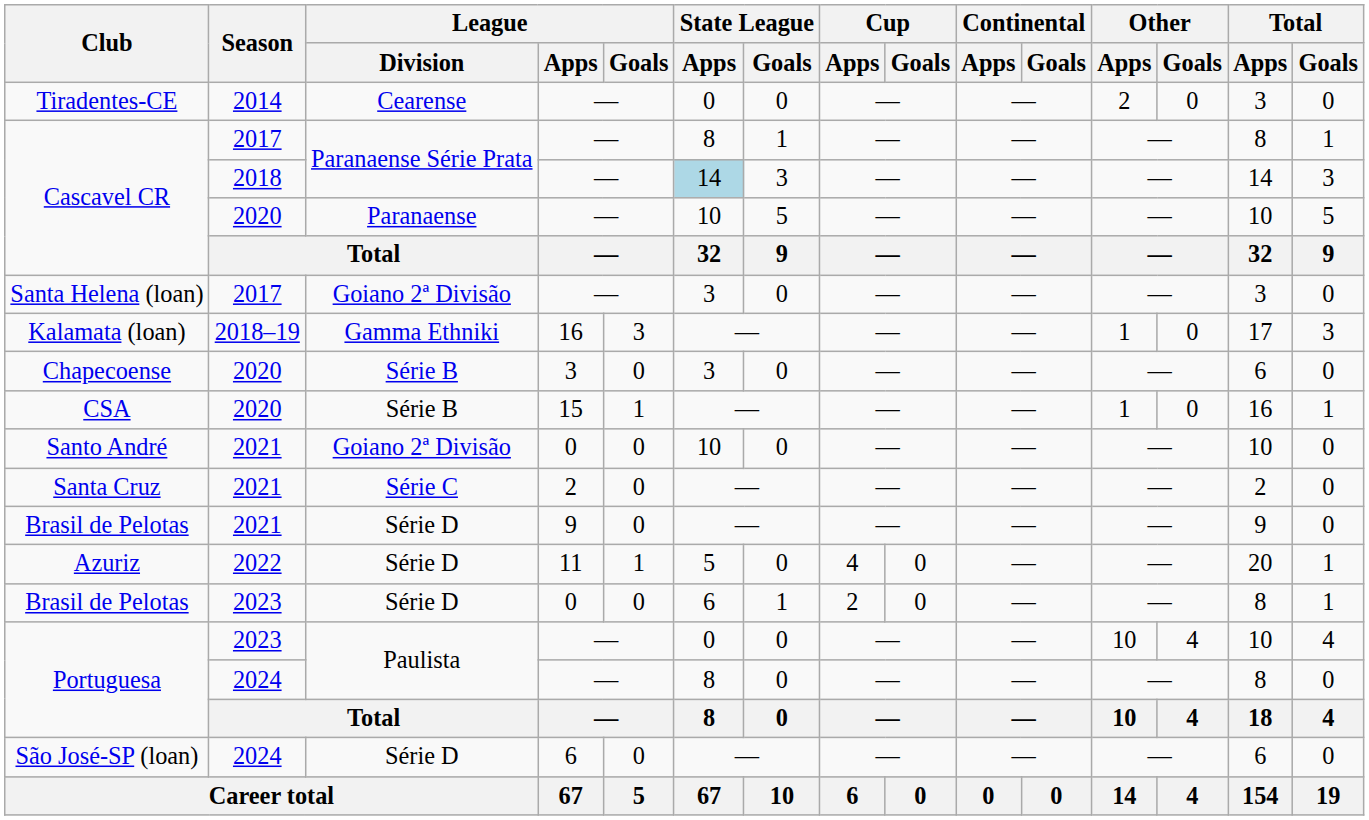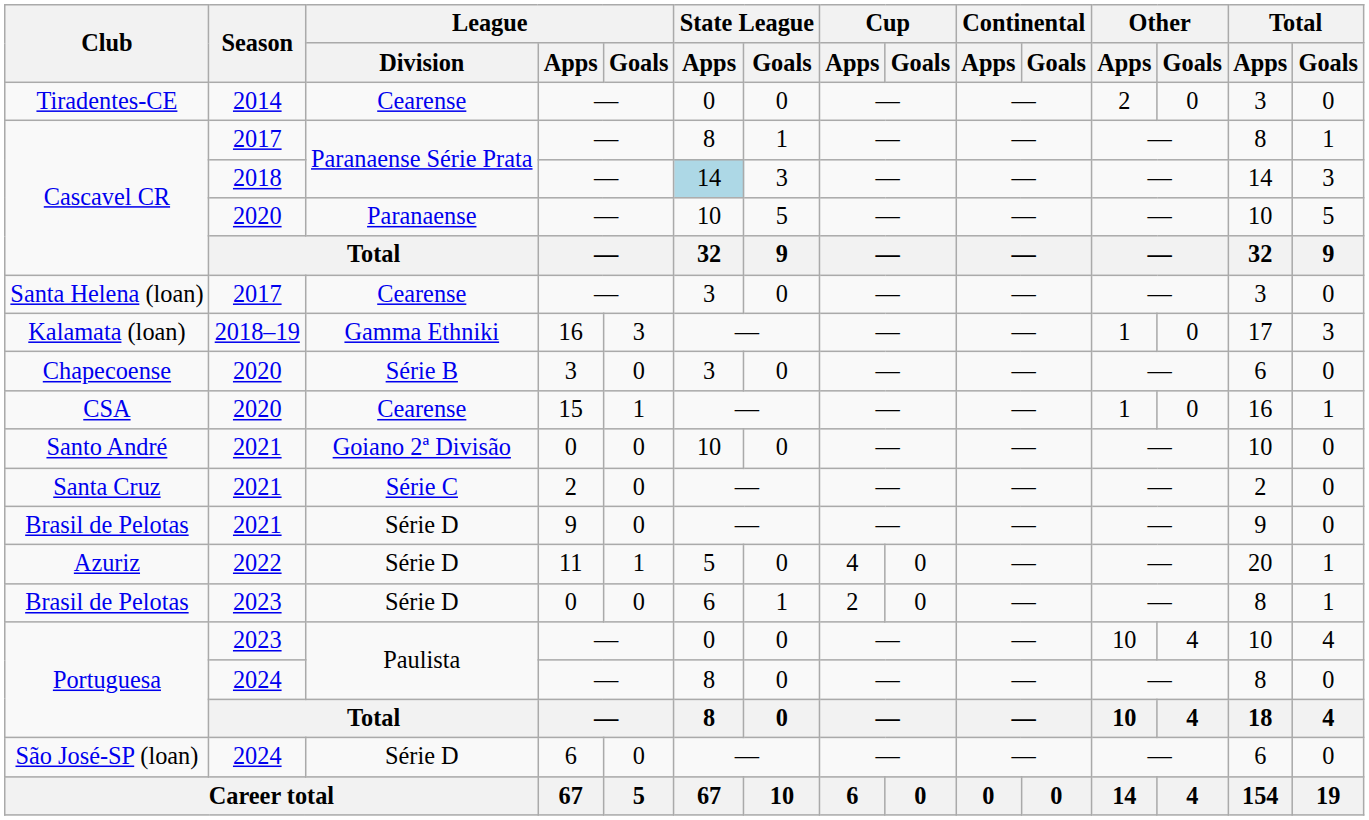(422, 293) Goiano 2ª Divisão -> (422, 293) Cearense
(422, 409) Série B -> (422, 409) Cearense
